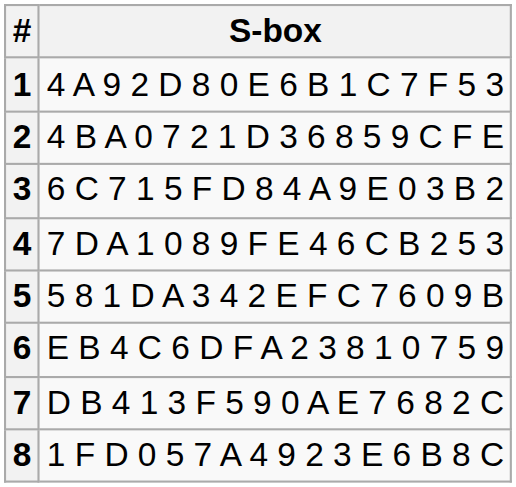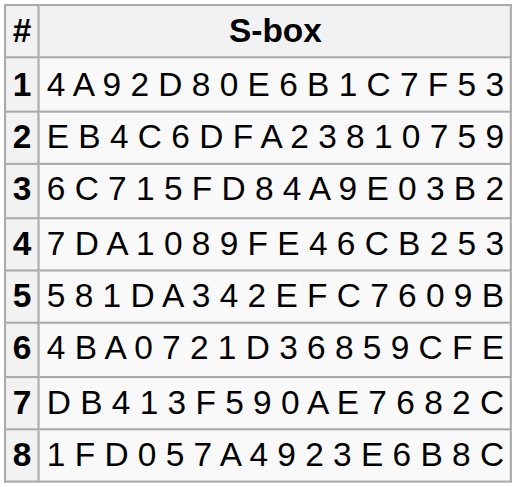(275, 137) 4 B A 0 7 2 1 D 3 6 8 5 9 C F E -> (275, 137) E B 4 C 6 D F A 2 3 8 1 0 7 5 9
(275, 349) E B 4 C 6 D F A 2 3 8 1 0 7 5 9 -> (275, 349) 4 B A 0 7 2 1 D 3 6 8 5 9 C F E
